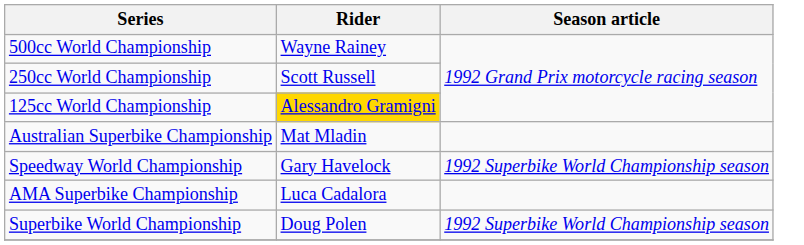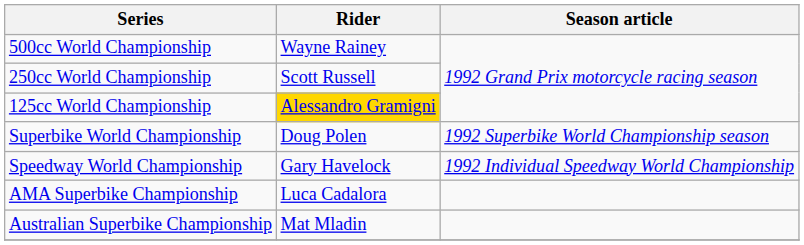rows swapped: (125, 224) <-> (140, 136)
(607, 165) 1992 Superbike World Championship season -> (619, 165) 1992 Individual Speedway World Championship
